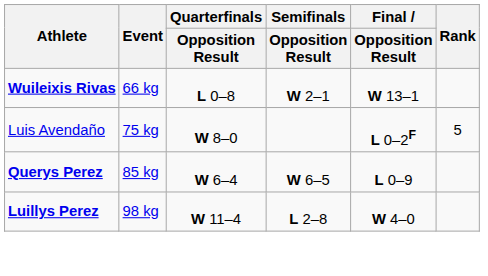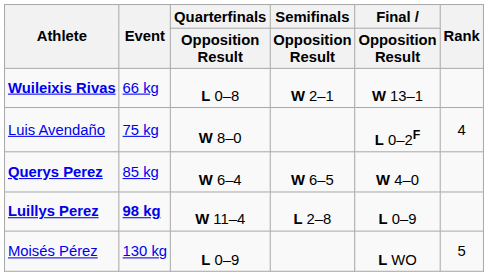(458, 130) 5 -> (462, 130) 4
(393, 180) L 0–9 -> (398, 180) W 4–0
(141, 212) normal -> (142, 212) bold
(393, 220) W 4–0 -> (398, 220) L 0–9
+ row: (53, 252)
